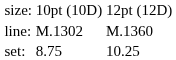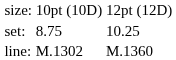rows swapped: (15, 51) <-> (18, 30)
